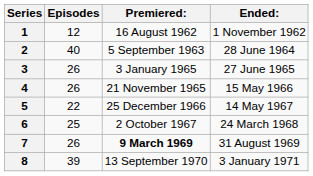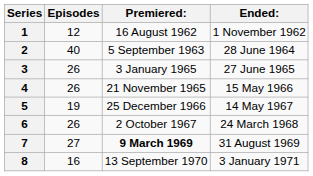(73, 106) 22 -> (73, 106) 19
(73, 124) 25 -> (73, 124) 26
(73, 143) 26 -> (73, 143) 27
(73, 161) 39 -> (73, 161) 16
